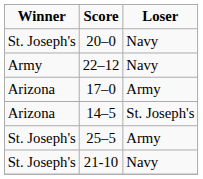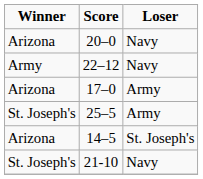(42, 40) St. Joseph's -> (31, 40) Arizona
rows swapped: (101, 138) <-> (101, 113)
